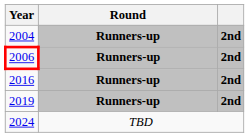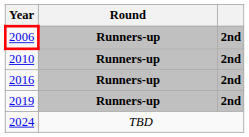- row: (22, 35)
+ row: (22, 60)
